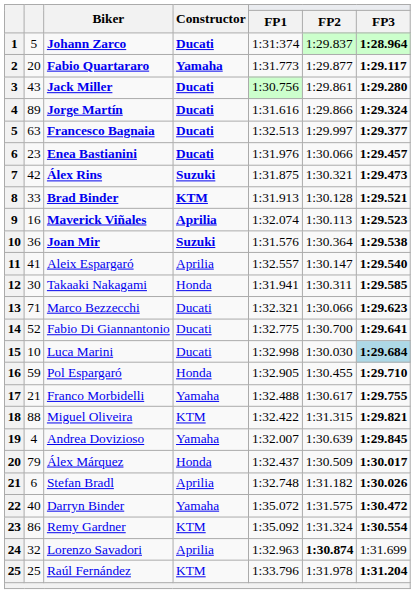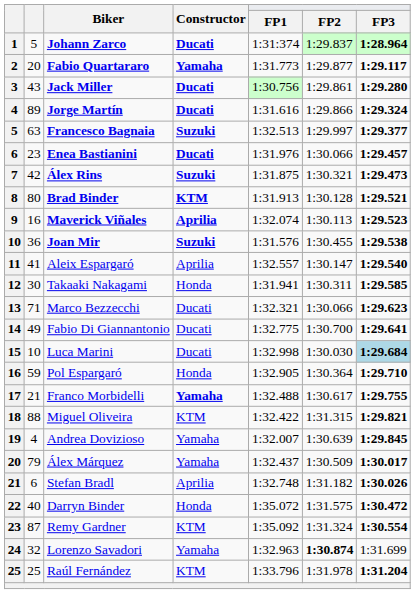(195, 131) Ducati -> (196, 131) Suzuki
(34, 197) 33 -> (34, 197) 80
(329, 241) 1:30.364 -> (329, 241) 1:30.455
(34, 329) 52 -> (34, 329) 49
(329, 373) 1:30.455 -> (329, 373) 1:30.364
(198, 395) normal -> (199, 395) bold
(194, 461) Honda -> (198, 461) Yamaha
(198, 505) Yamaha -> (194, 505) Honda
(34, 527) 86 -> (34, 527) 87
(195, 549) Aprilia -> (198, 549) Yamaha
